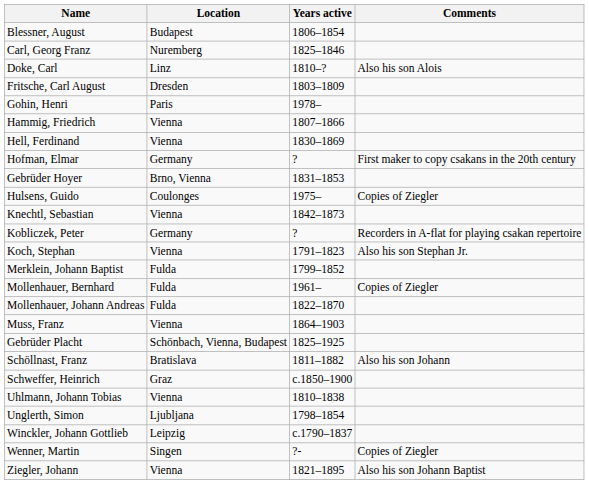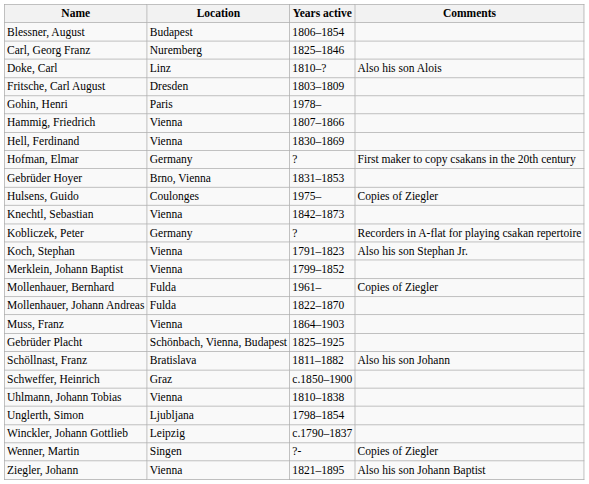(163, 269) Fulda -> (166, 269) Vienna
